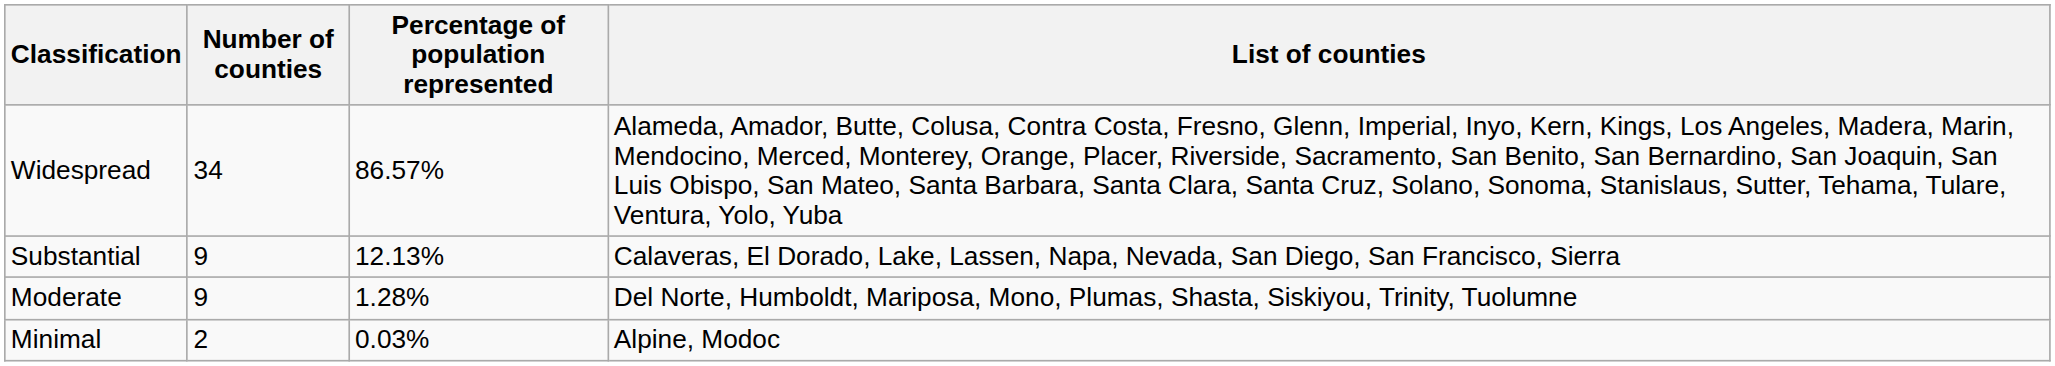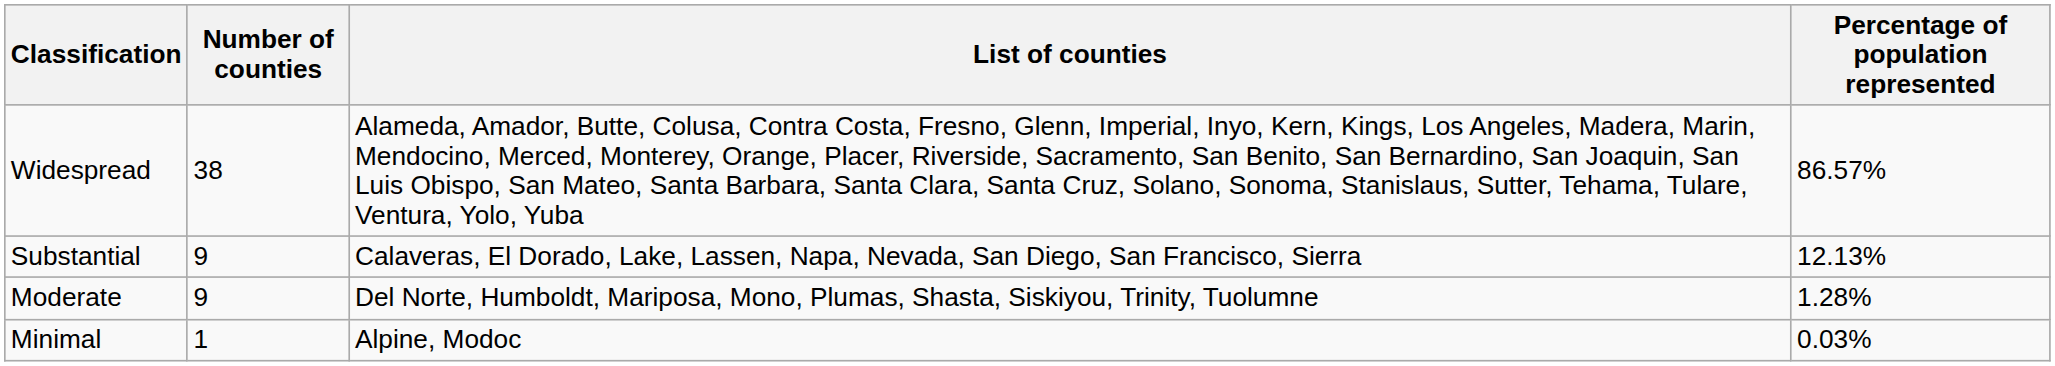columns swapped: (478, 54) <-> (1329, 54)
(208, 170) 34 -> (208, 170) 38
(201, 339) 2 -> (201, 339) 1
